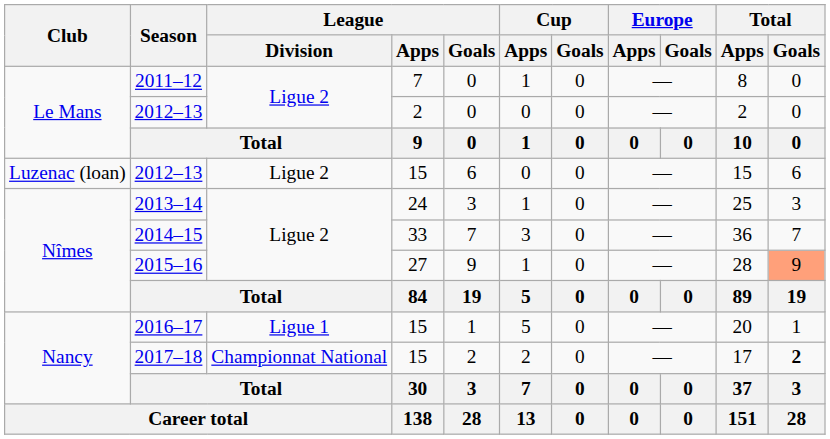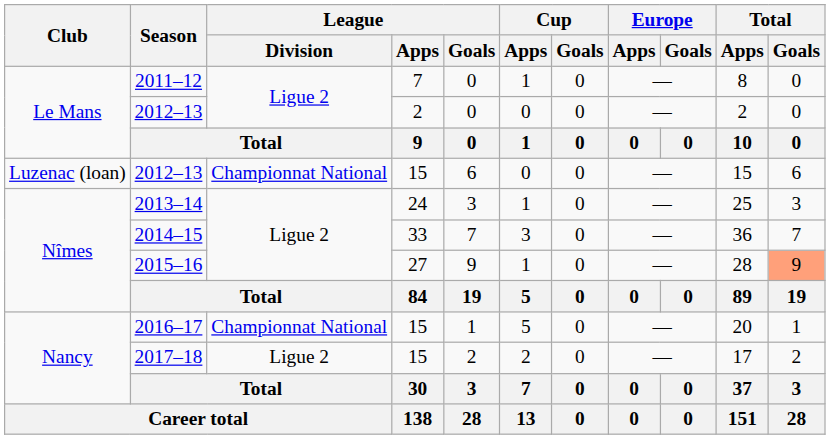(299, 173) Ligue 2 -> (299, 173) Championnat National
(299, 326) Ligue 1 -> (299, 326) Championnat National
(299, 357) Championnat National -> (299, 357) Ligue 2
(796, 357) bold -> (796, 357) normal
